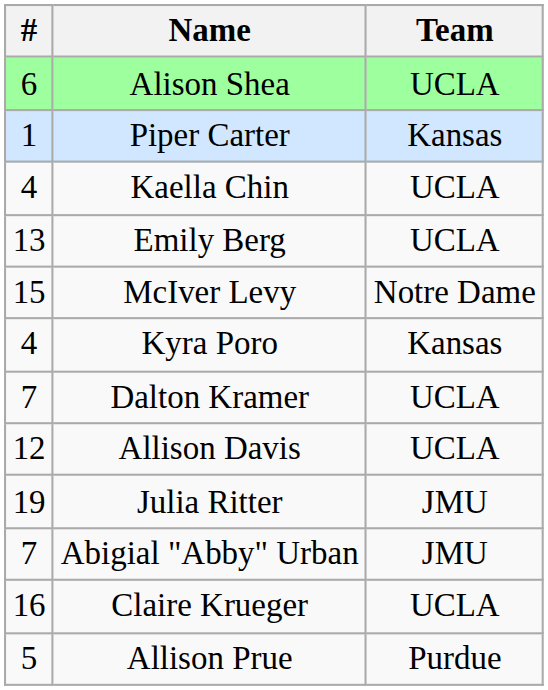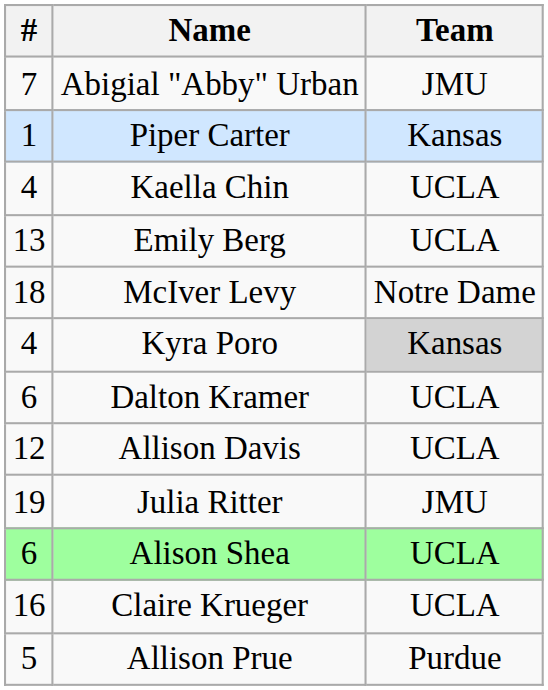rows swapped: (210, 82) <-> (210, 553)
(29, 291) 15 -> (29, 291) 18
(455, 344) no background -> (455, 344) lightgrey background
(29, 396) 7 -> (29, 396) 6
